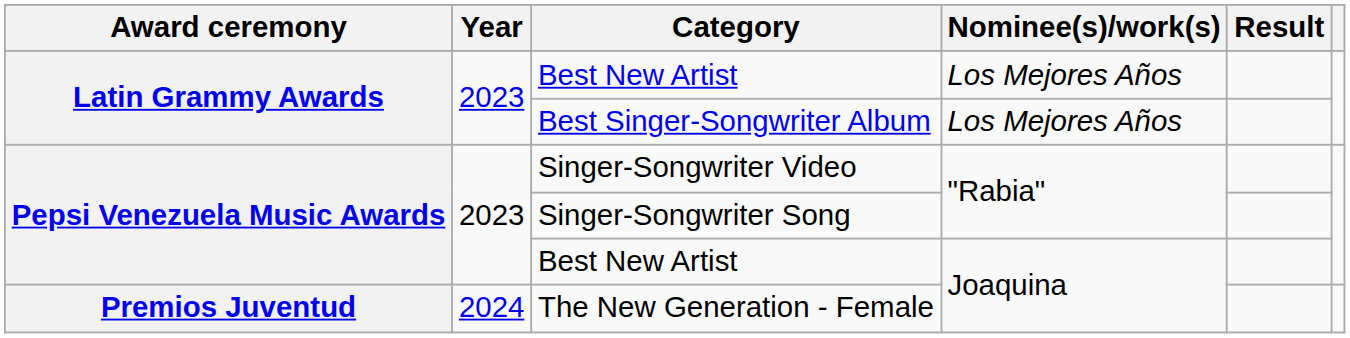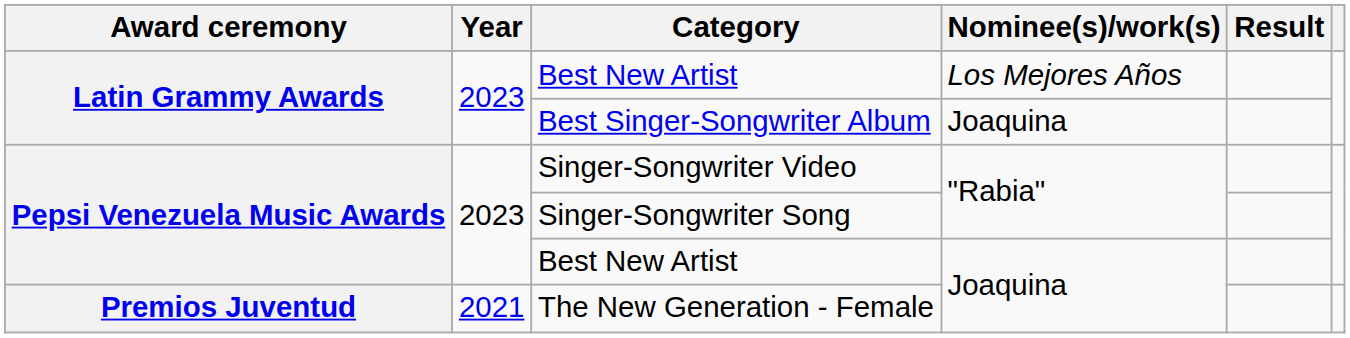(1065, 121) Los Mejores Años -> (1007, 121) Joaquina
(492, 307) 2024 -> (492, 307) 2021
